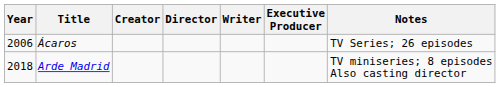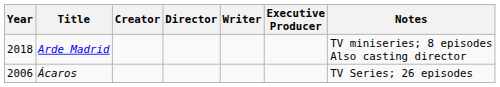rows swapped: (58, 43) <-> (74, 67)
